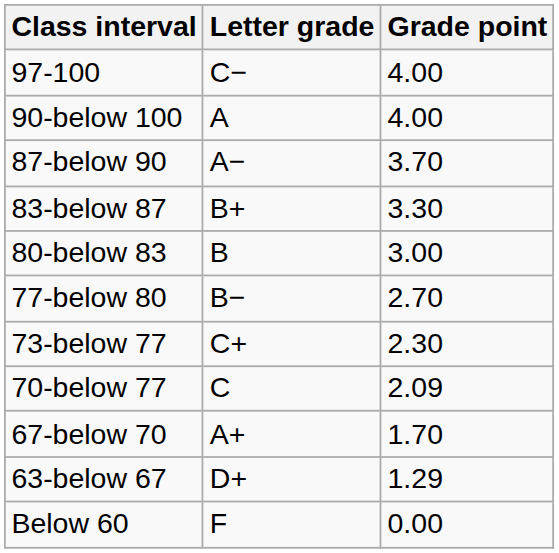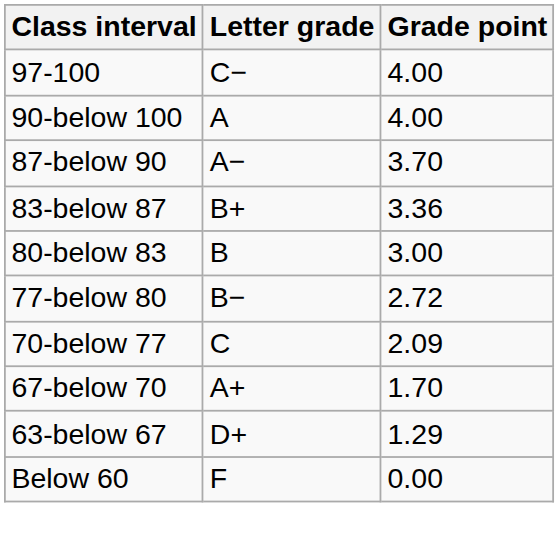(415, 207) 3.30 -> (415, 207) 3.36
(415, 298) 2.70 -> (415, 298) 2.72
- row: (89, 343)
